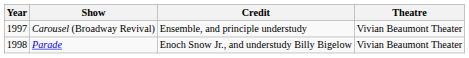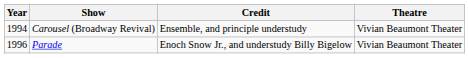(17, 28) 1997 -> (17, 28) 1994
(17, 45) 1998 -> (17, 45) 1996
